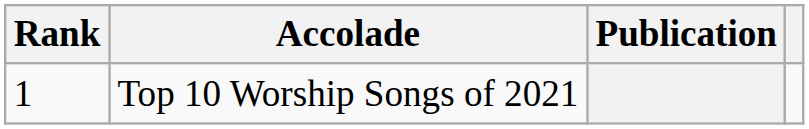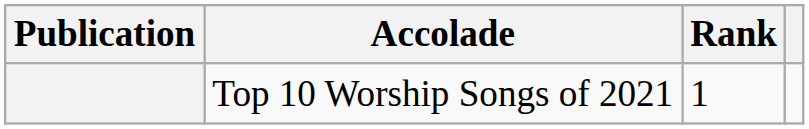columns swapped: (686, 33) <-> (57, 33)
